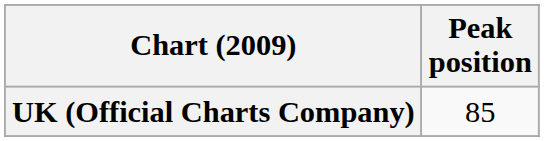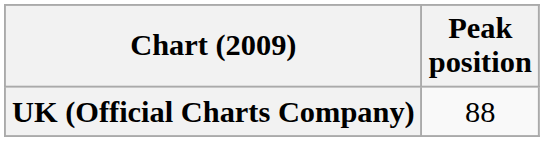(480, 111) 85 -> (480, 111) 88
